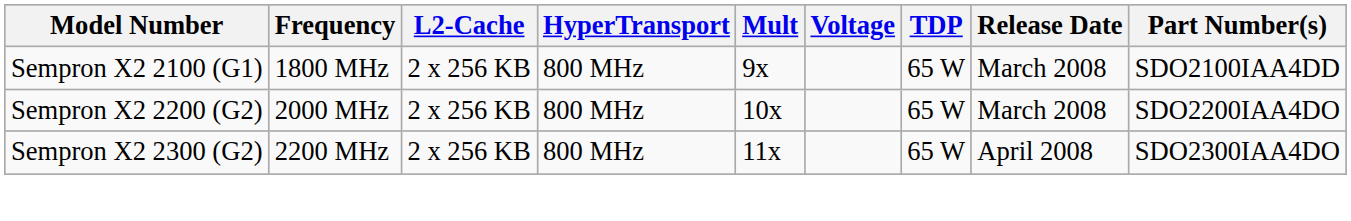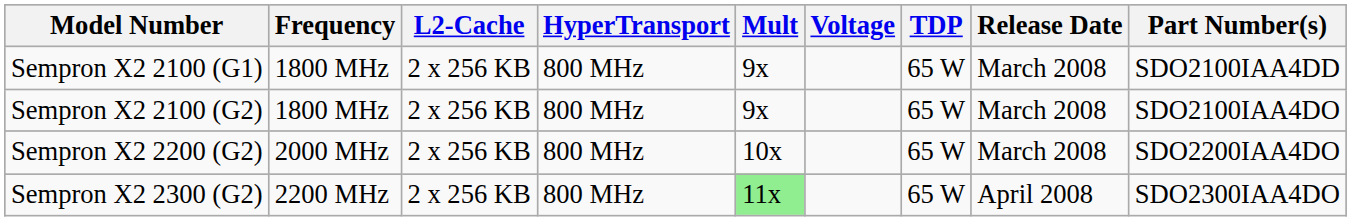+ row: (137, 109)
(762, 151) no background -> (762, 194) lightgreen background
